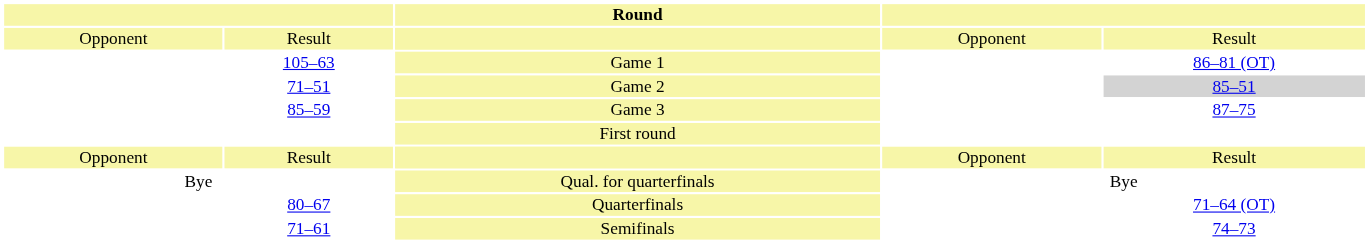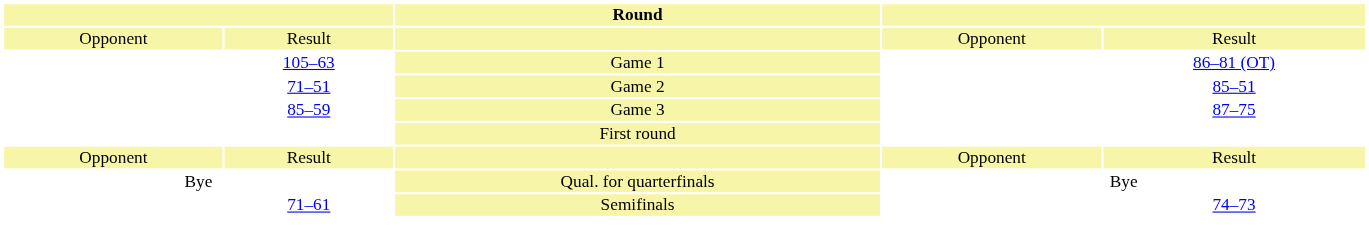(1234, 86) lightgrey background -> (1234, 86) no background
- row: (309, 205)
